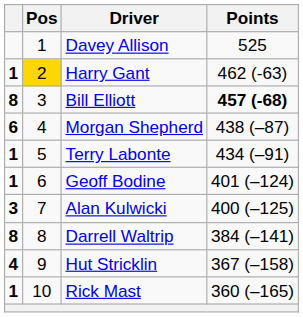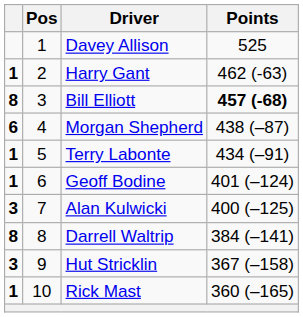(42, 73) gold background -> (42, 73) no background
(13, 263) 4 -> (13, 263) 3
